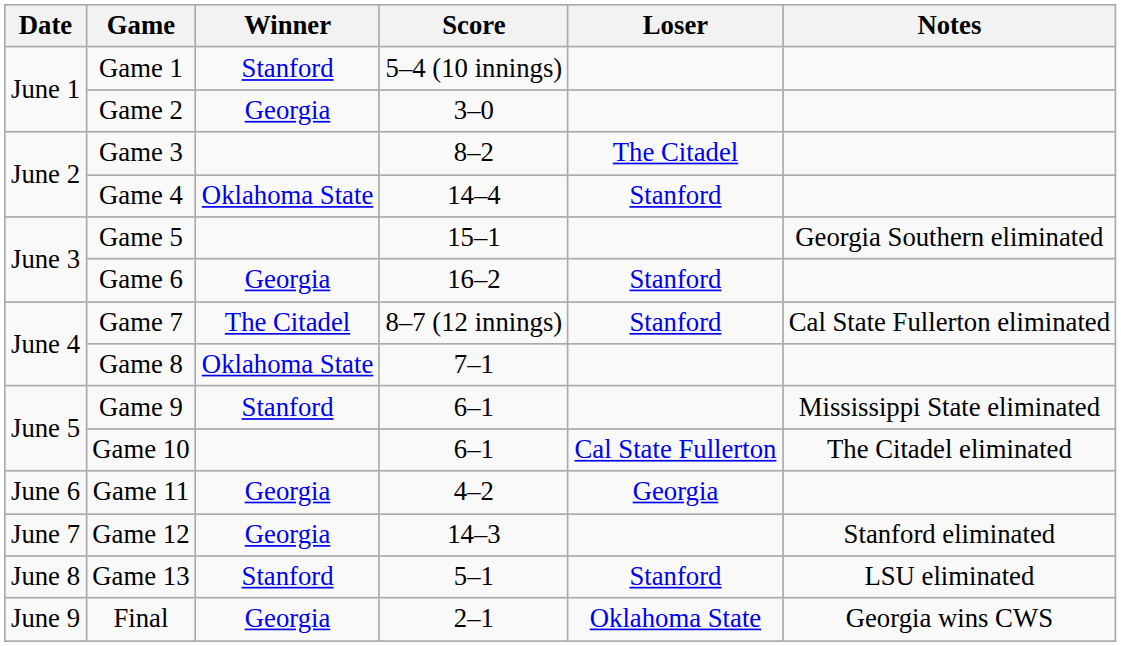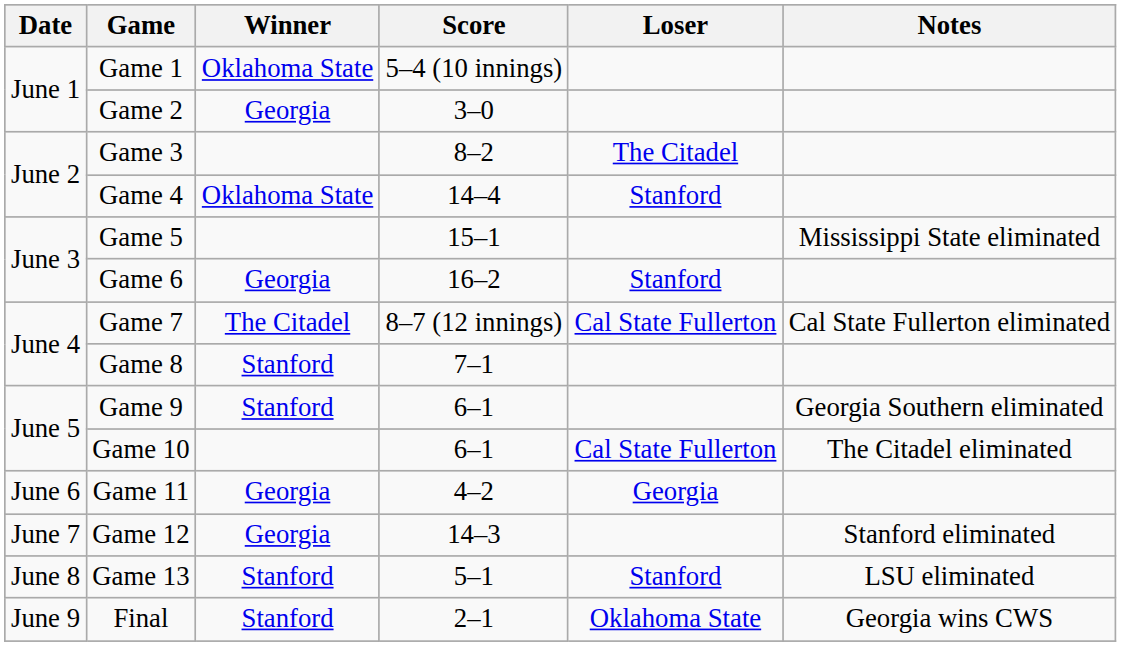(288, 68) Stanford -> (288, 68) Oklahoma State
(949, 237) Georgia Southern eliminated -> (949, 237) Mississippi State eliminated
(675, 322) Stanford -> (675, 322) Cal State Fullerton
(288, 364) Oklahoma State -> (288, 364) Stanford
(949, 407) Mississippi State eliminated -> (949, 407) Georgia Southern eliminated
(288, 618) Georgia -> (288, 618) Stanford
